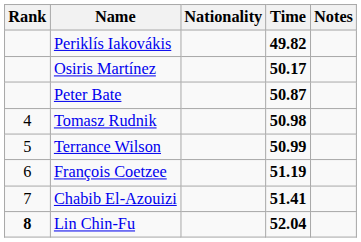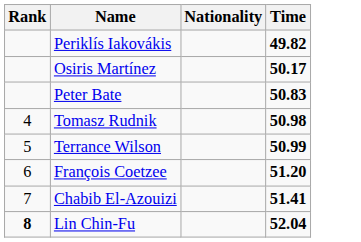- column: (333, 17)
(288, 95) 50.87 -> (288, 95) 50.83
(288, 172) 51.19 -> (288, 172) 51.20
